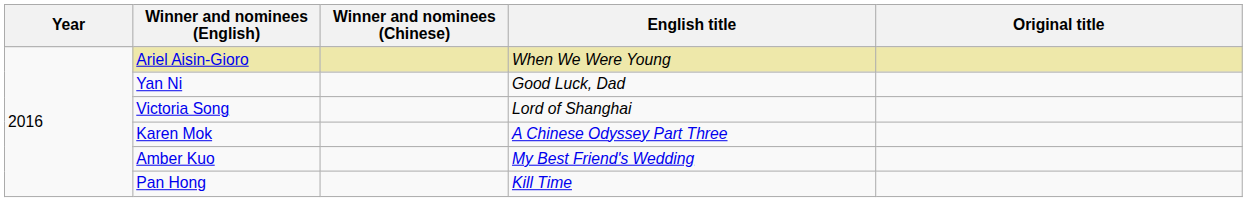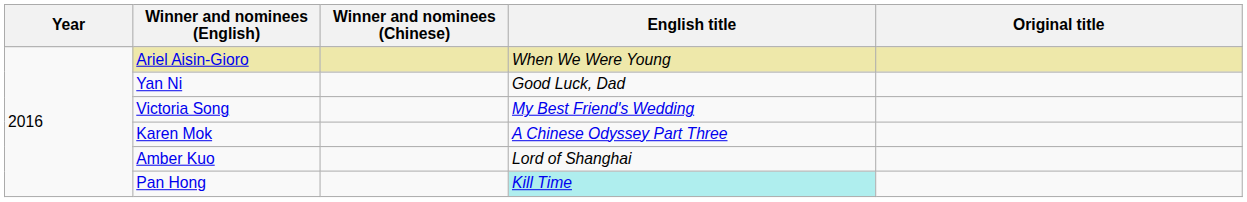(572, 109) Lord of Shanghai -> (603, 109) My Best Friend's Wedding
(603, 158) My Best Friend's Wedding -> (572, 158) Lord of Shanghai
(542, 183) no background -> (542, 183) paleturquoise background
